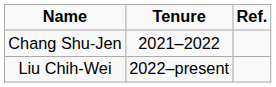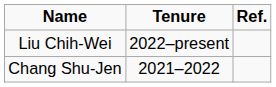rows swapped: (65, 43) <-> (65, 69)
